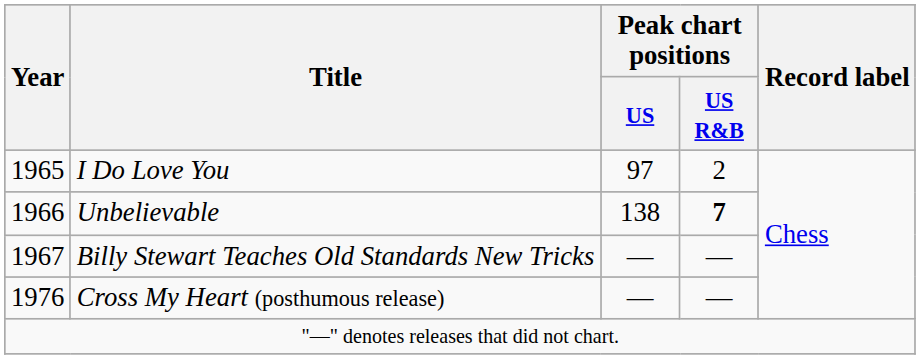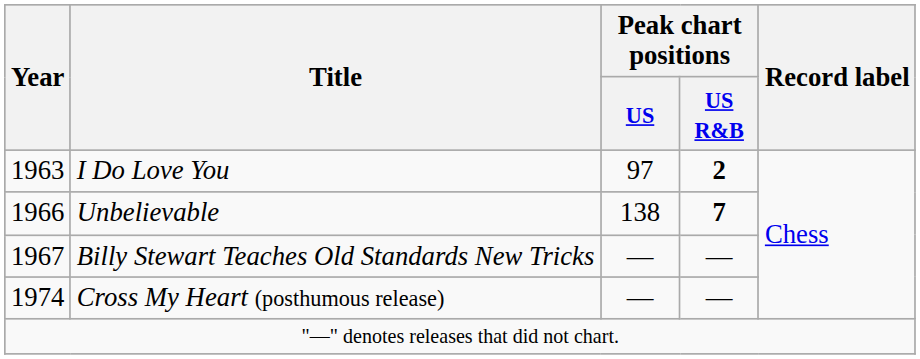(38, 170) 1965 -> (38, 170) 1963
(719, 170) normal -> (719, 170) bold
(38, 297) 1976 -> (38, 297) 1974
